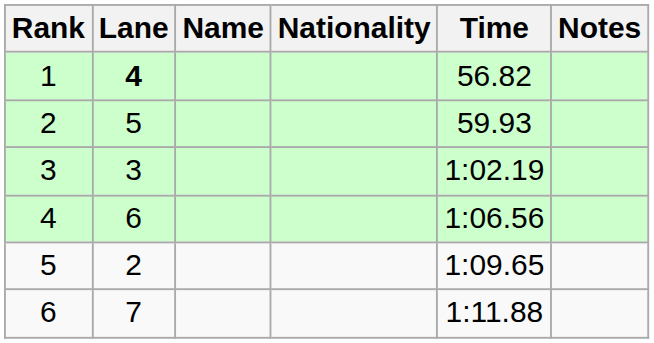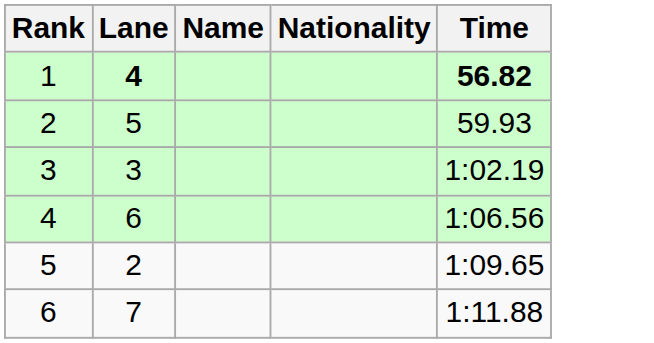- column: (600, 28)
(494, 75) normal -> (494, 75) bold
